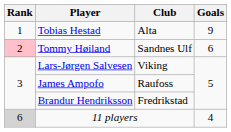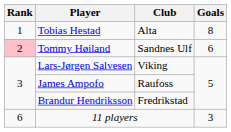(210, 30) 9 -> (210, 30) 8
(20, 118) lightgrey background -> (20, 118) no background
(210, 118) 4 -> (210, 118) 3
